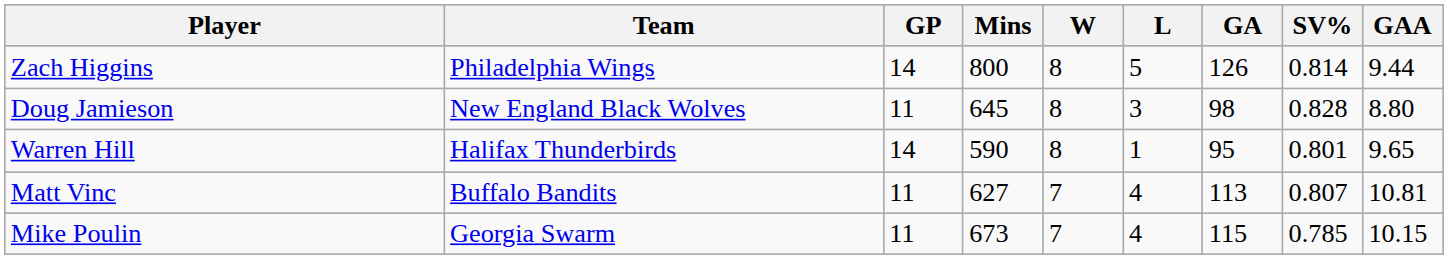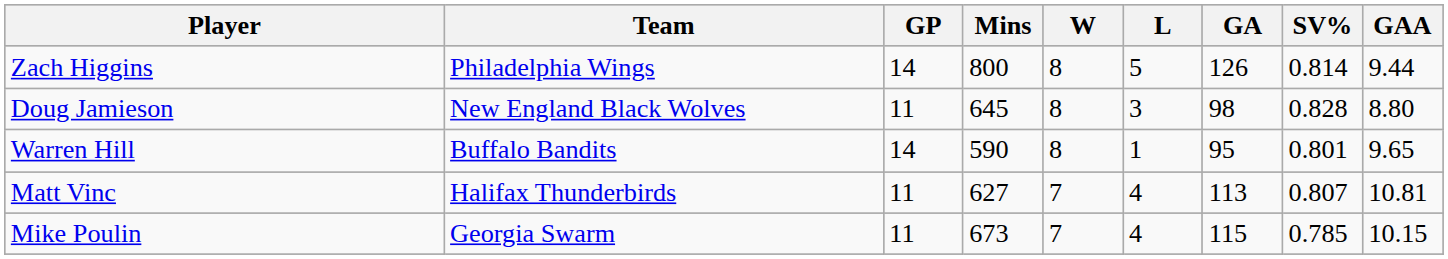(563, 150) Halifax Thunderbirds -> (533, 150) Buffalo Bandits
(533, 191) Buffalo Bandits -> (563, 191) Halifax Thunderbirds
